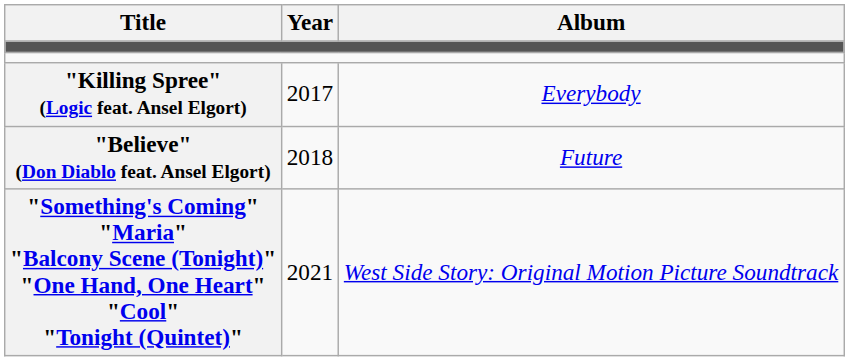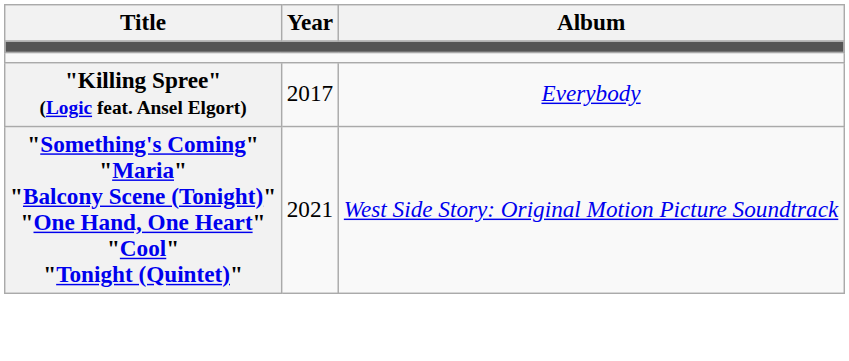- row: (143, 157)
